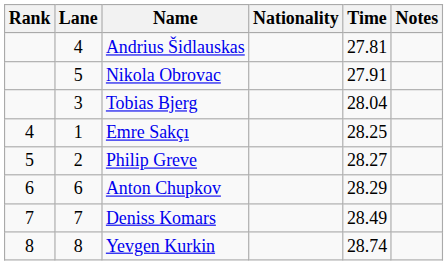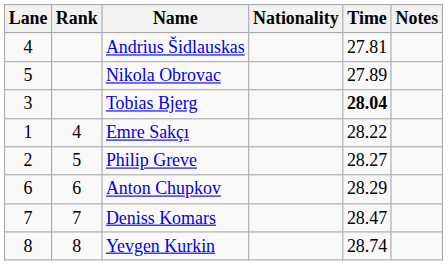columns swapped: (30, 18) <-> (78, 18)
(367, 75) 27.91 -> (367, 75) 27.89
(367, 103) normal -> (367, 103) bold
(367, 132) 28.25 -> (367, 132) 28.22
(367, 217) 28.49 -> (367, 217) 28.47
